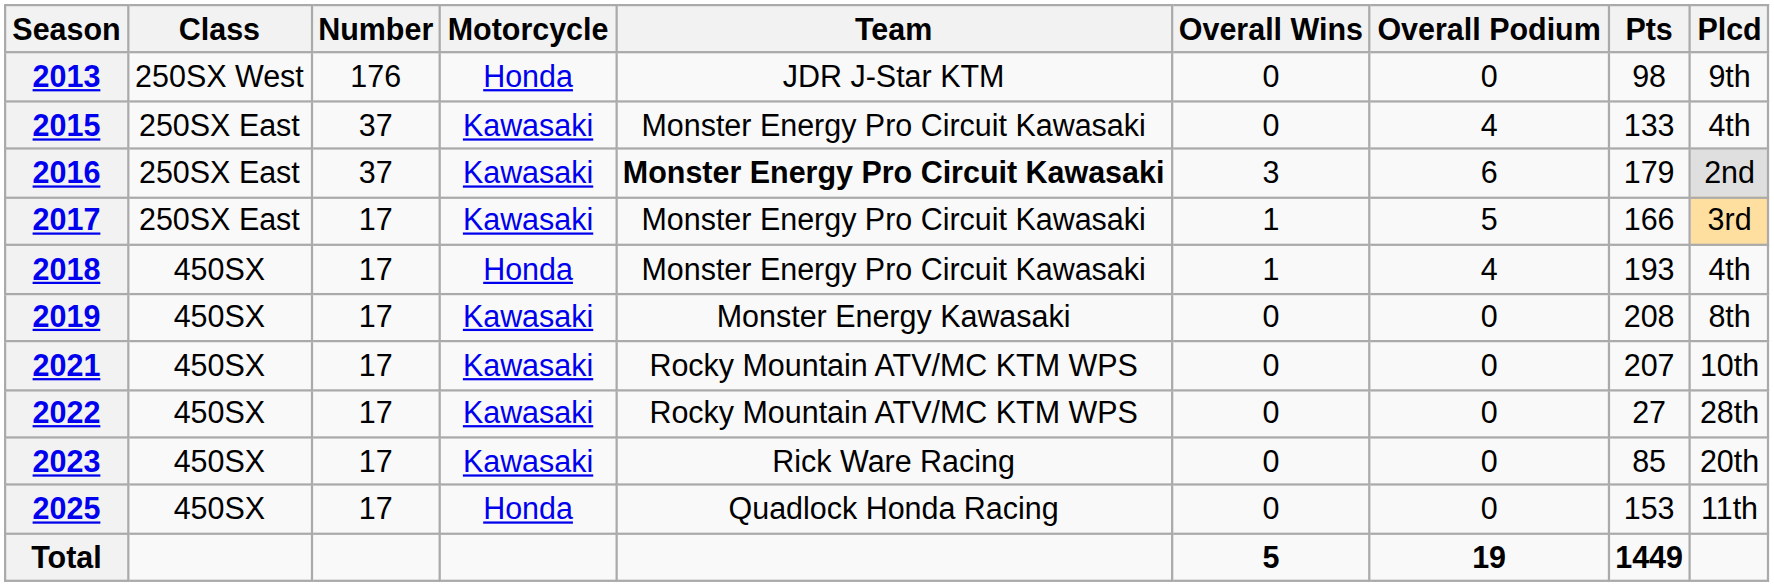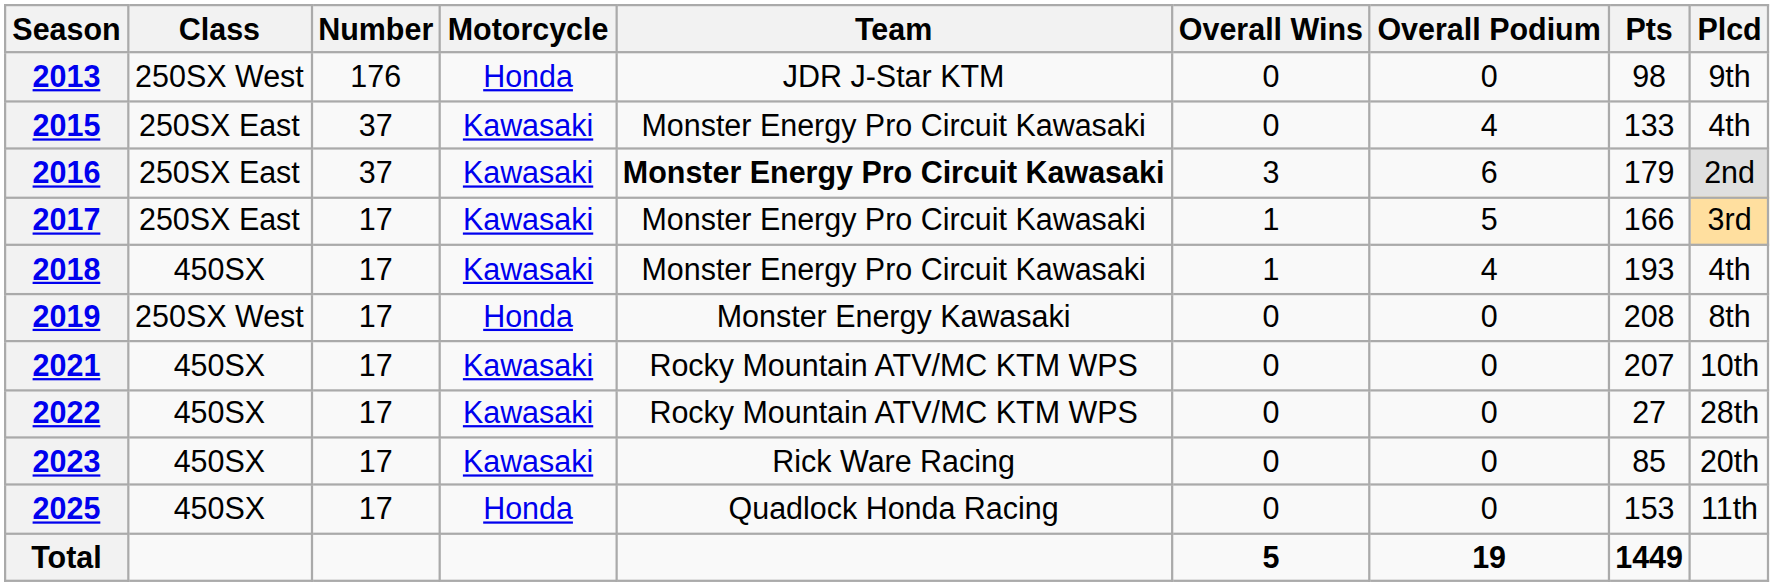(528, 269) Honda -> (528, 269) Kawasaki
(219, 317) 450SX -> (219, 317) 250SX West
(528, 317) Kawasaki -> (528, 317) Honda
